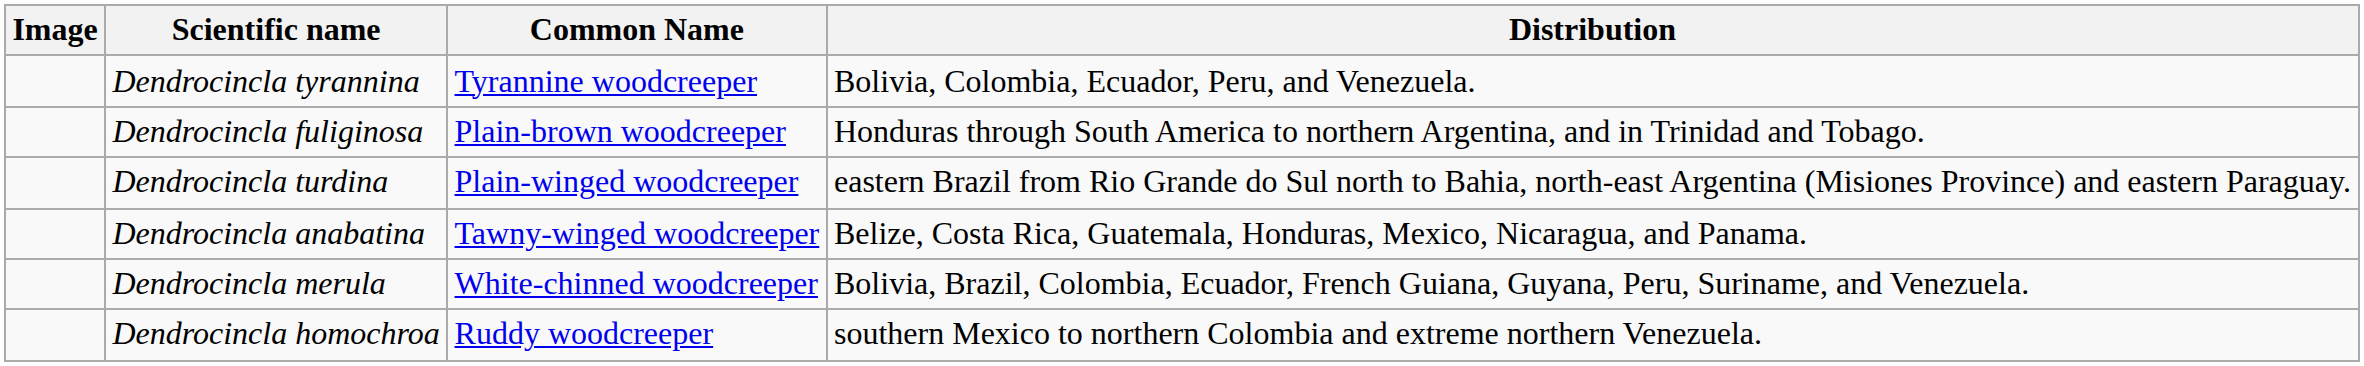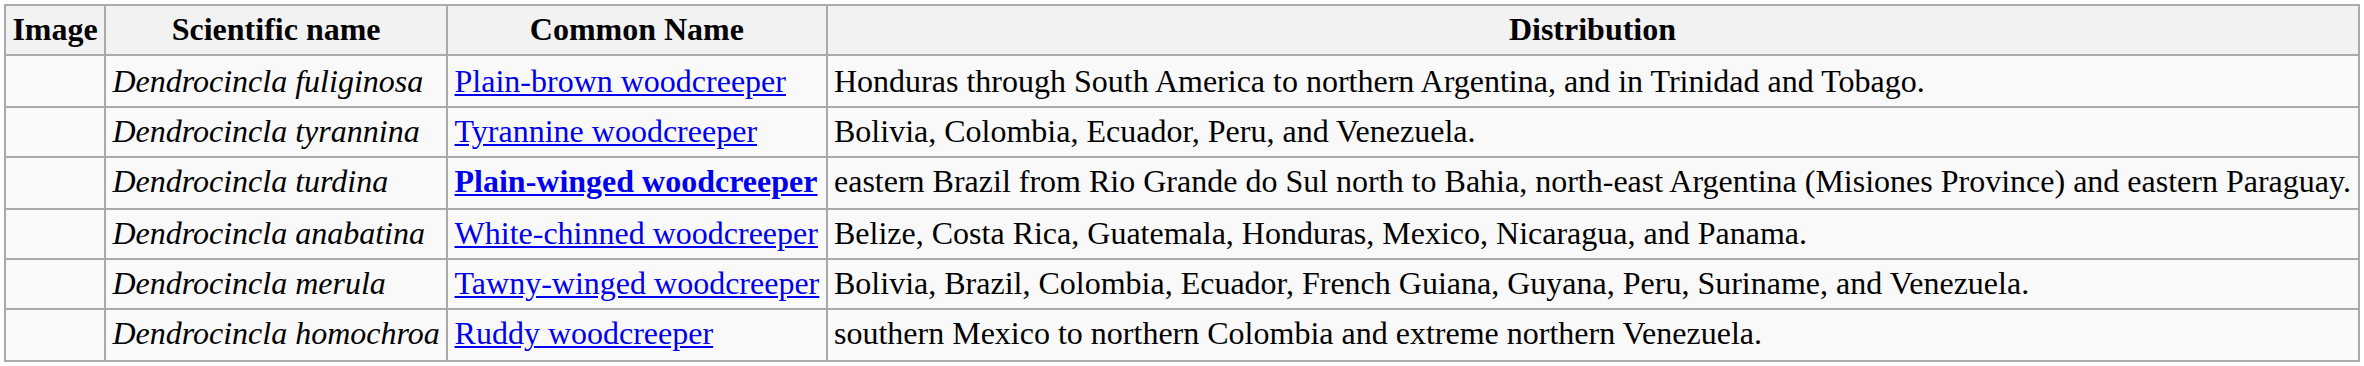rows swapped: (266, 80) <-> (268, 131)
(626, 182) normal -> (636, 182) bold
(637, 232) Tawny-winged woodcreeper -> (636, 232) White-chinned woodcreeper
(636, 283) White-chinned woodcreeper -> (637, 283) Tawny-winged woodcreeper
